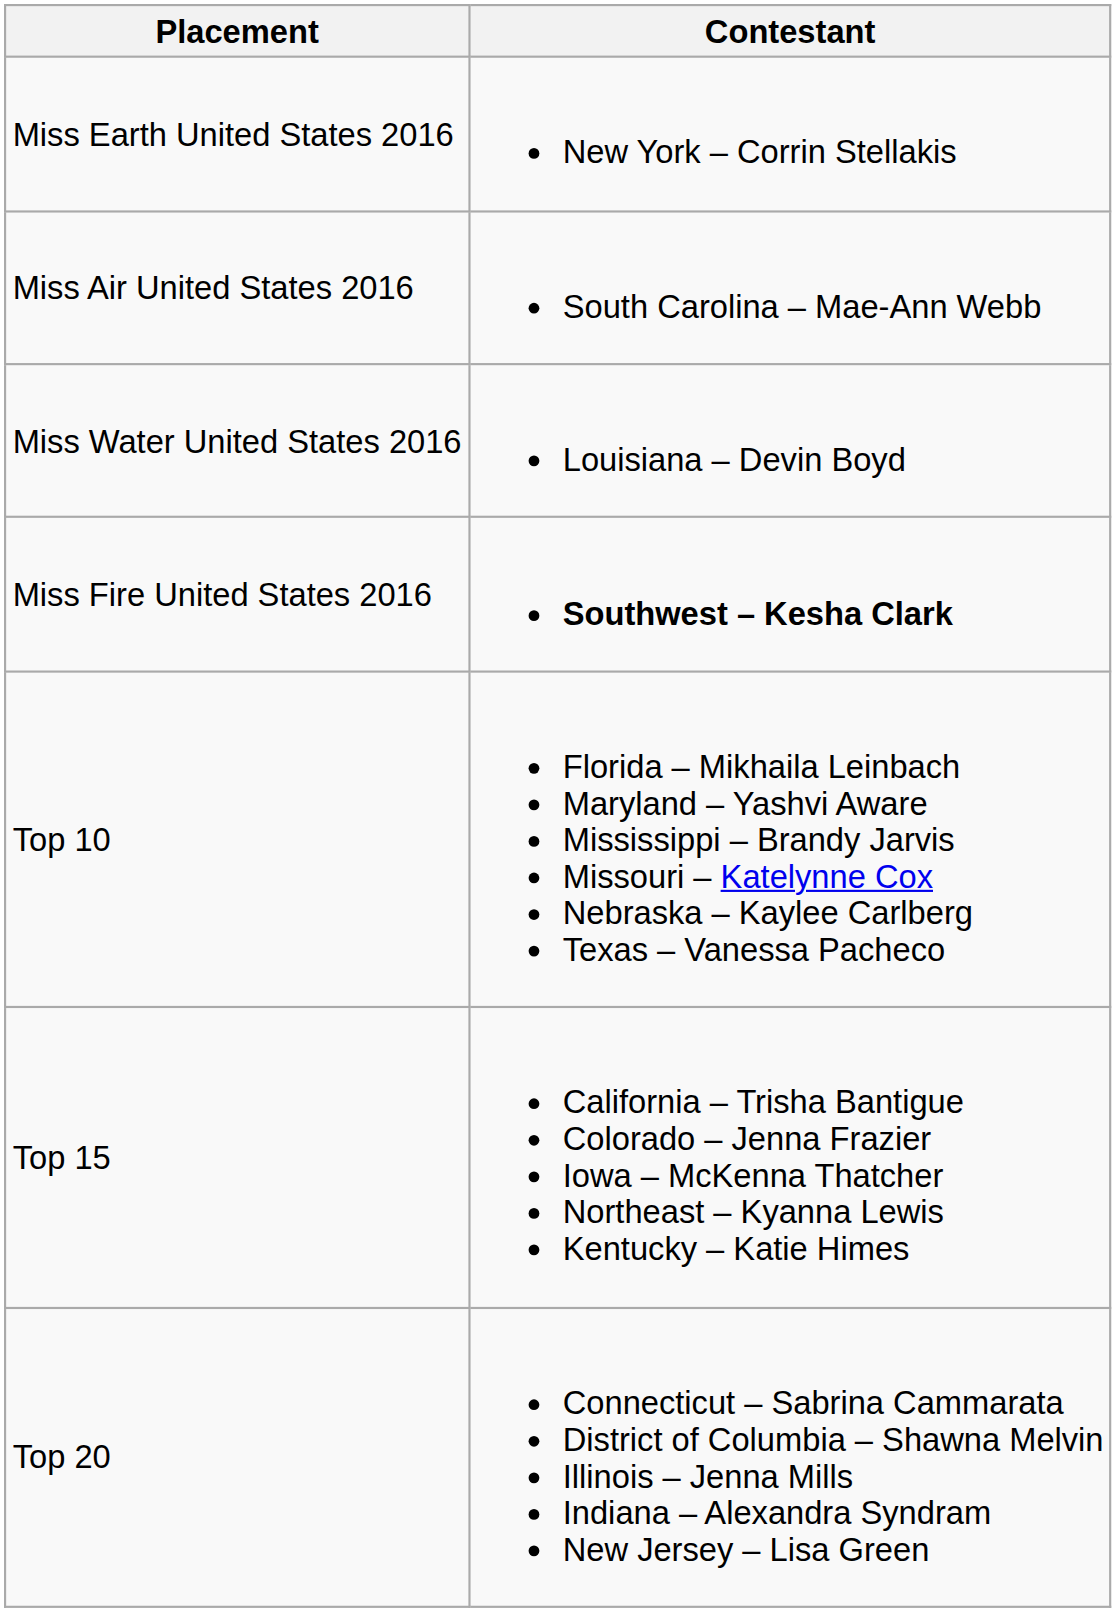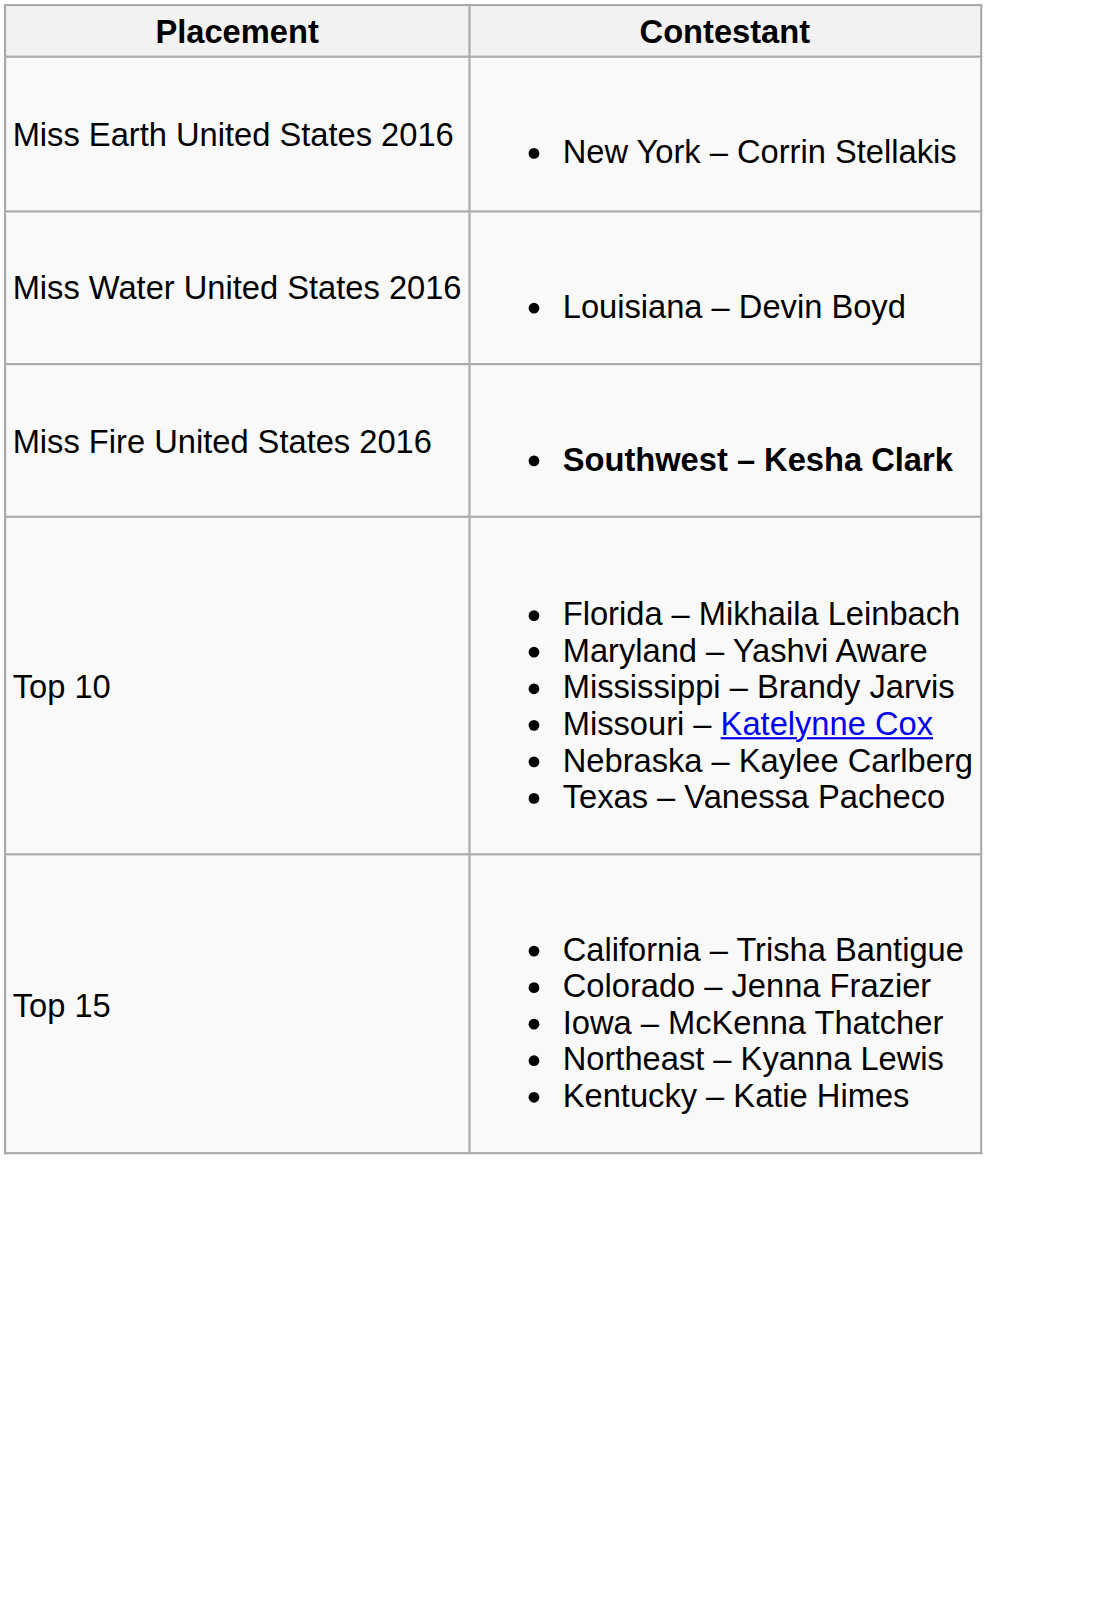- row: (213, 287)
- row: (62, 1457)
